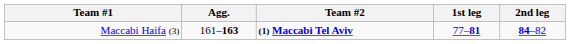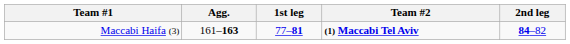columns swapped: (345, 13) <-> (467, 13)
